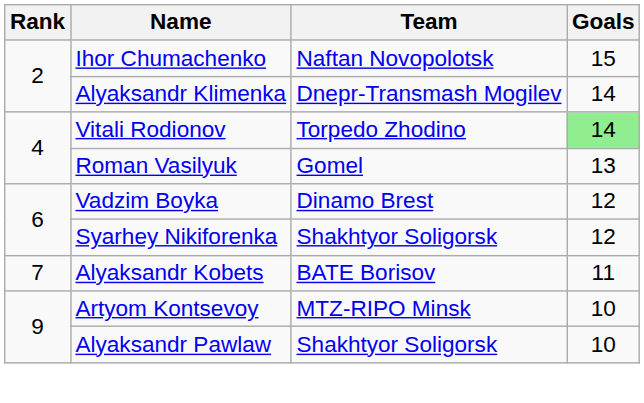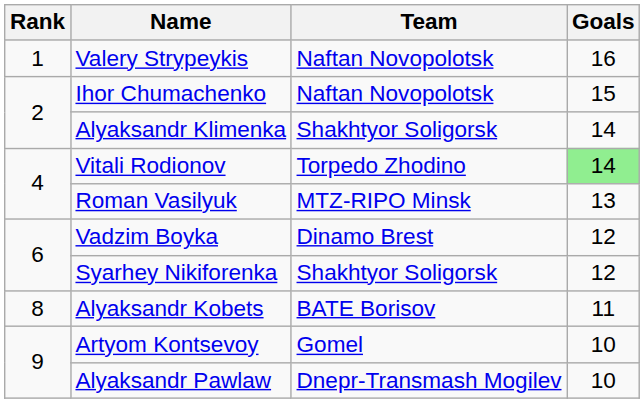+ row: (162, 58)
(429, 93) Dnepr-Transmash Mogilev -> (397, 129) Shakhtyor Soligorsk
(330, 165) Gomel -> (384, 201) MTZ-RIPO Minsk
(37, 272) 7 -> (37, 308) 8
(384, 308) MTZ-RIPO Minsk -> (330, 344) Gomel
(397, 344) Shakhtyor Soligorsk -> (429, 380) Dnepr-Transmash Mogilev
